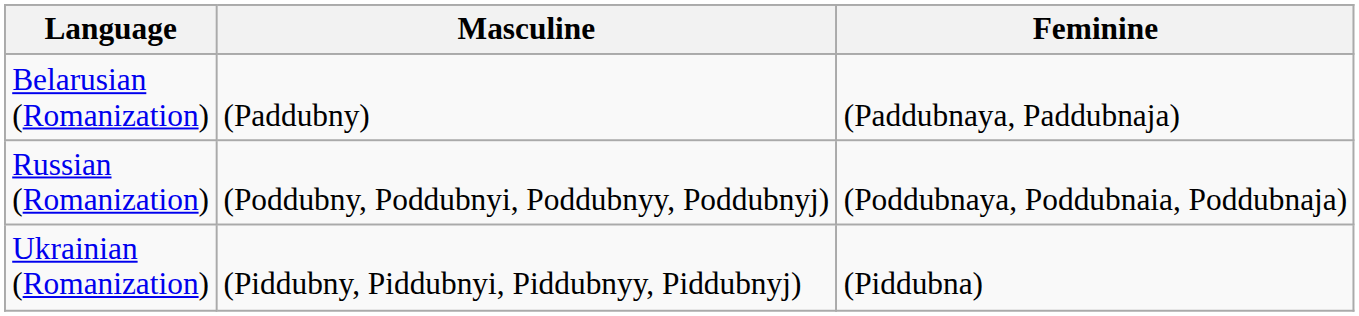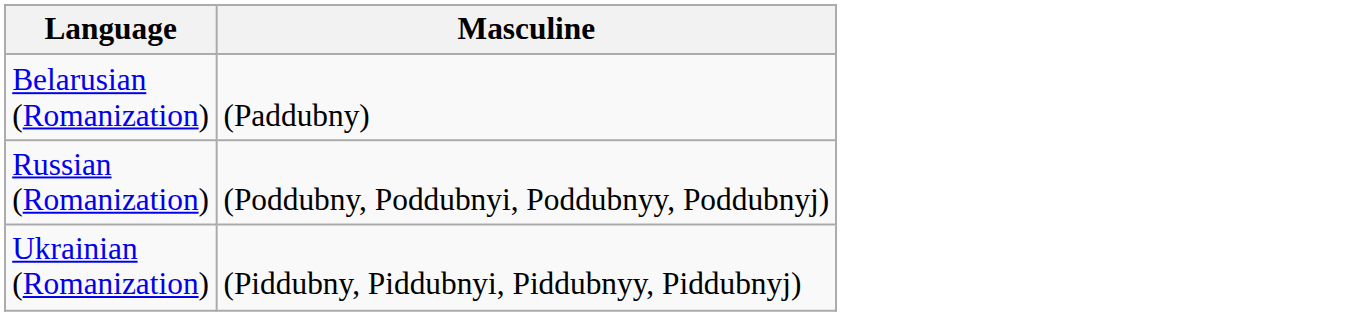- column: (1095, 29)
